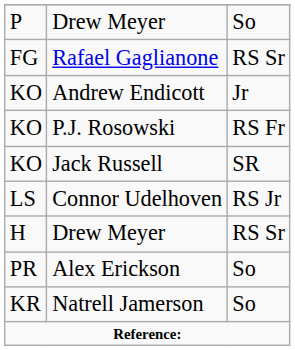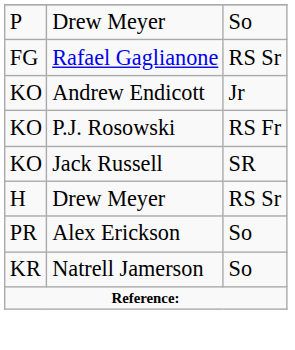- row: (23, 198)
